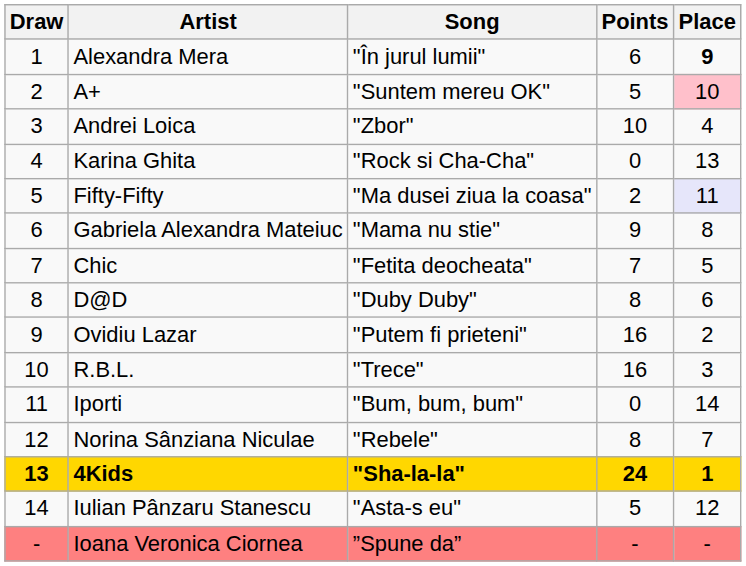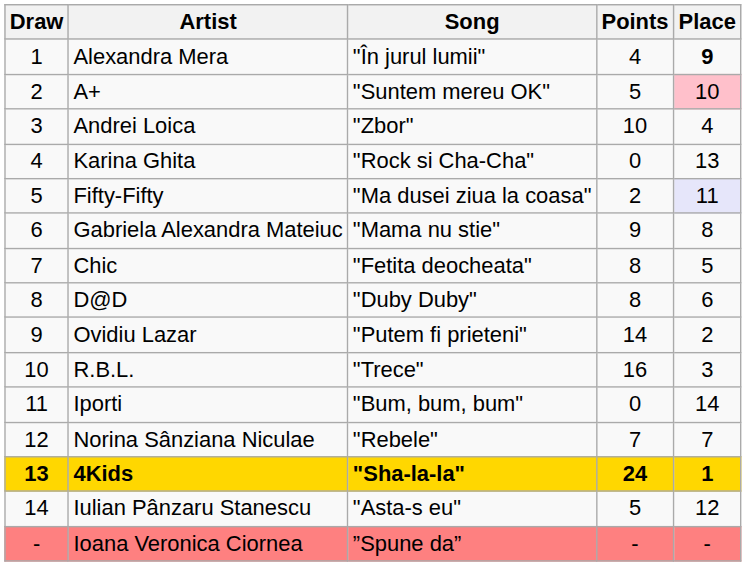(635, 56) 6 -> (635, 56) 4
(635, 265) 7 -> (635, 265) 8
(635, 334) 16 -> (635, 334) 14
(635, 439) 8 -> (635, 439) 7
